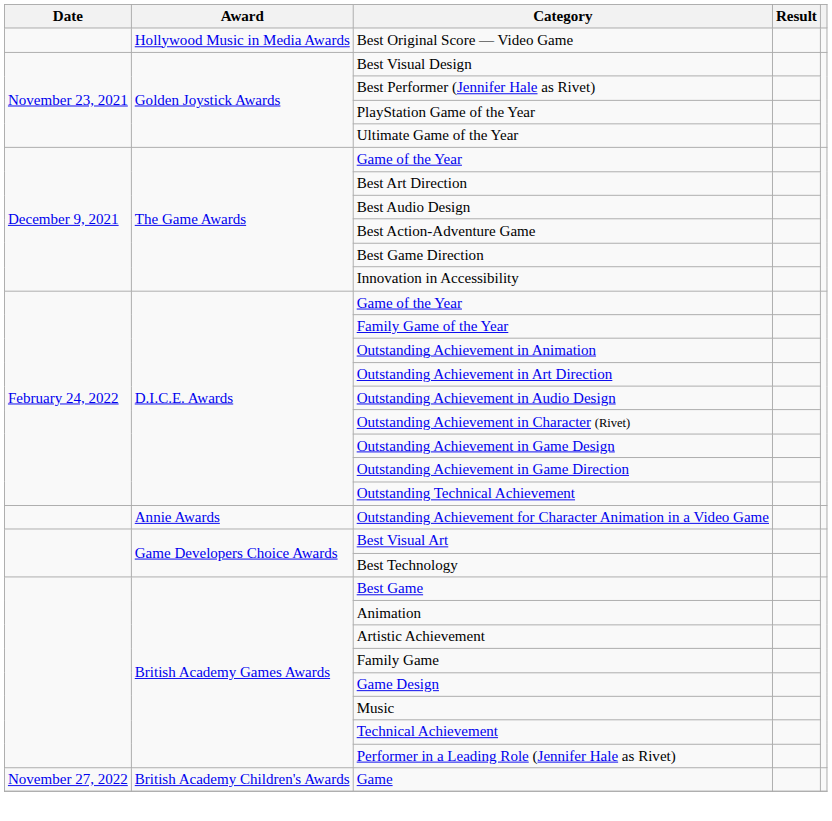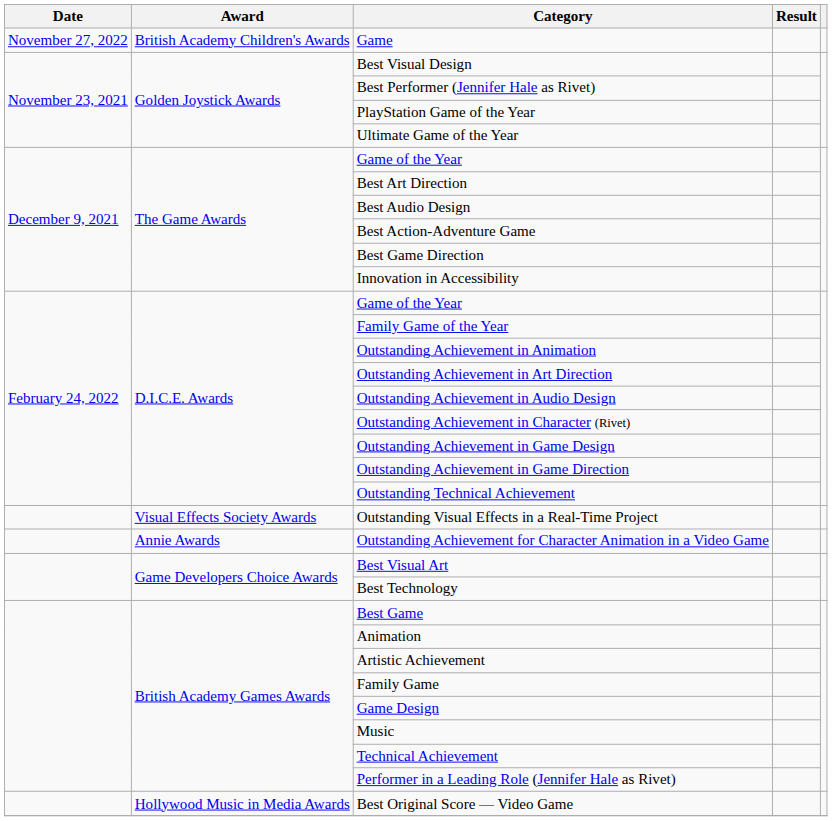rows swapped: (242, 40) <-> (242, 779)
+ row: (226, 517)
